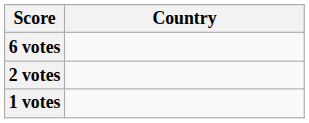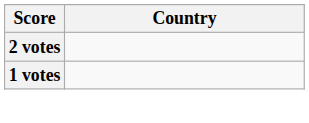- row: (35, 46)
